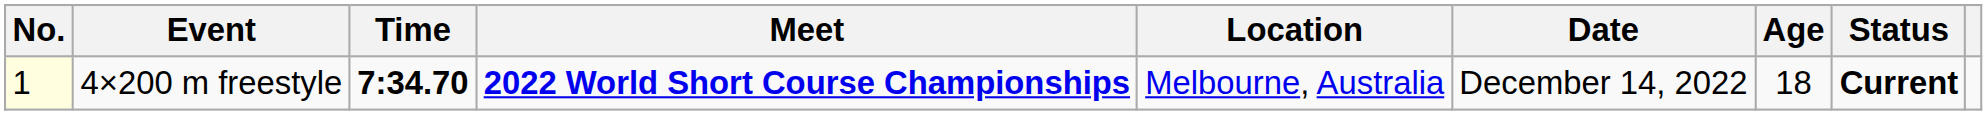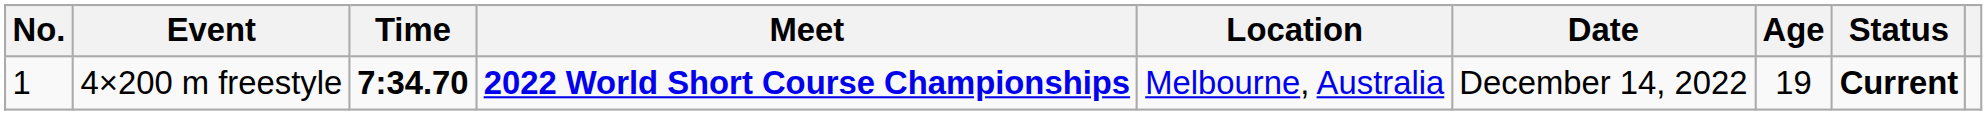(22, 82) lightyellow background -> (22, 82) no background
(1794, 82) 18 -> (1794, 82) 19
